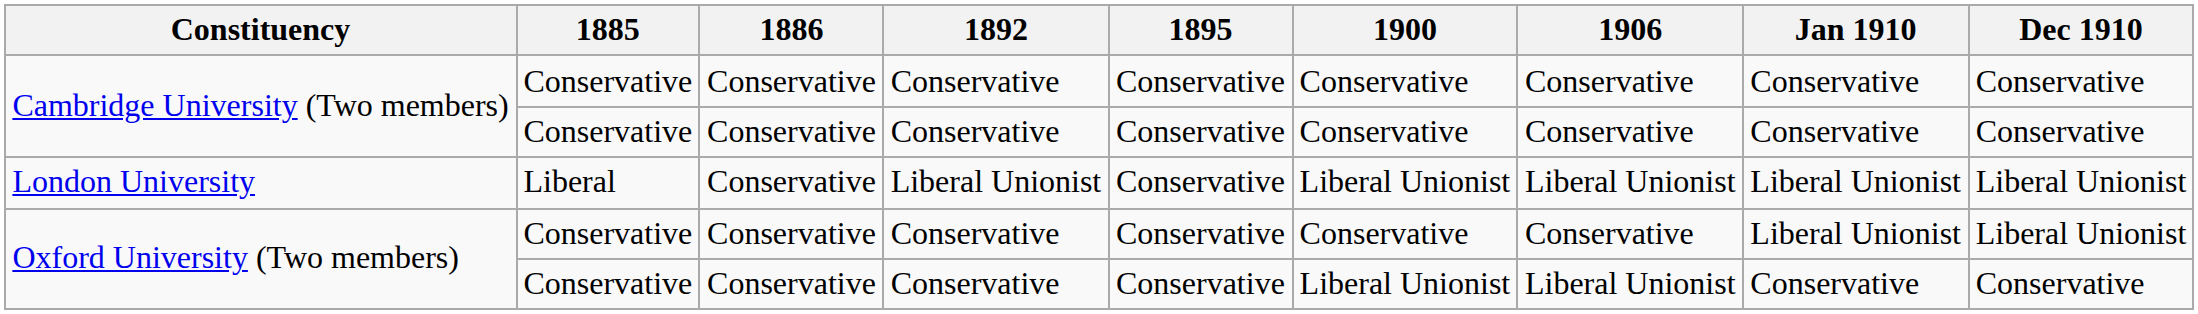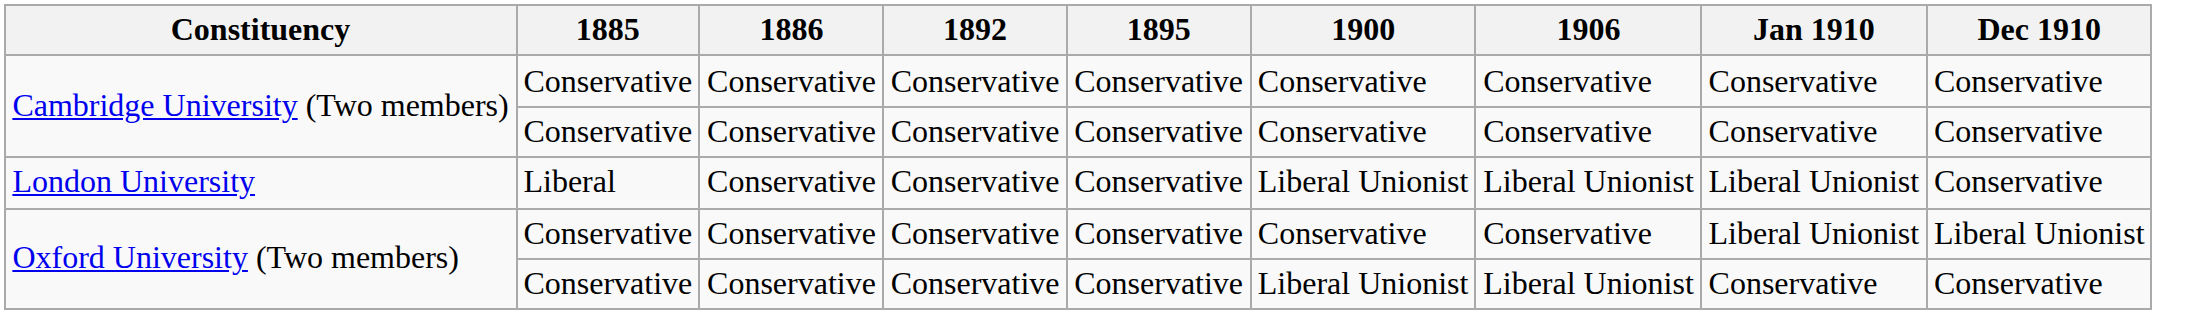(996, 182) Liberal Unionist -> (975, 182) Conservative
(2081, 182) Liberal Unionist -> (2018, 182) Conservative
